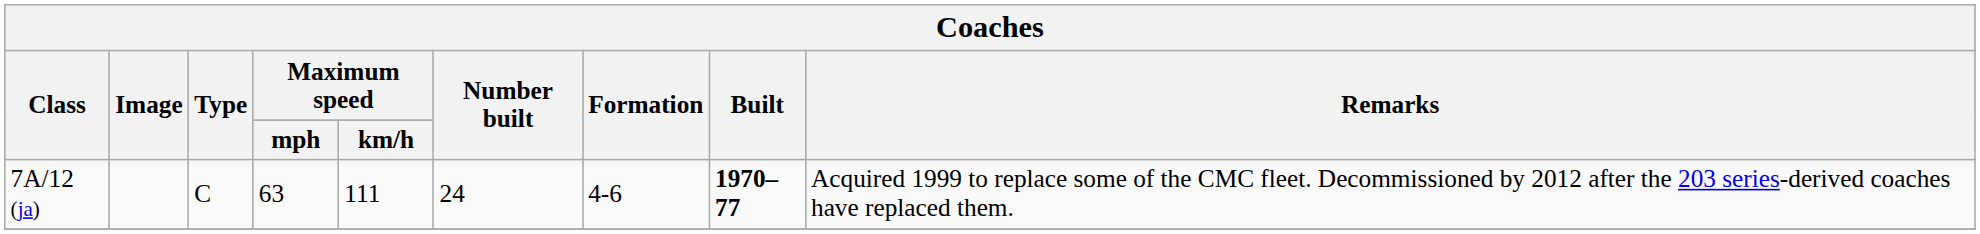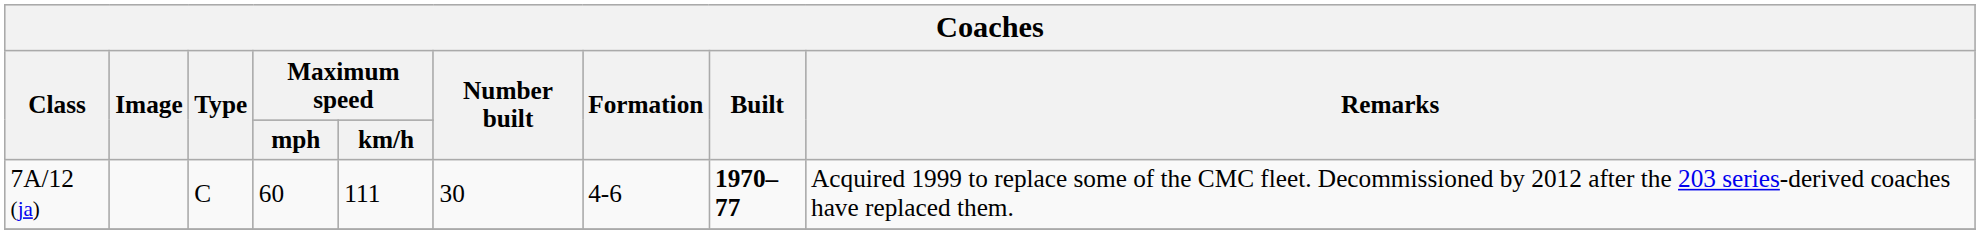(272, 193) 63 -> (272, 193) 60
(452, 193) 24 -> (452, 193) 30
